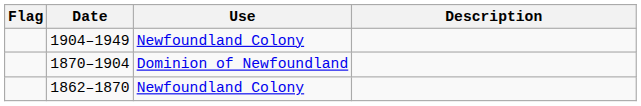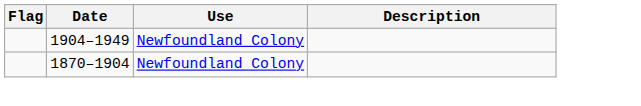(242, 64) Dominion of Newfoundland -> (220, 64) Newfoundland Colony
- row: (90, 88)
